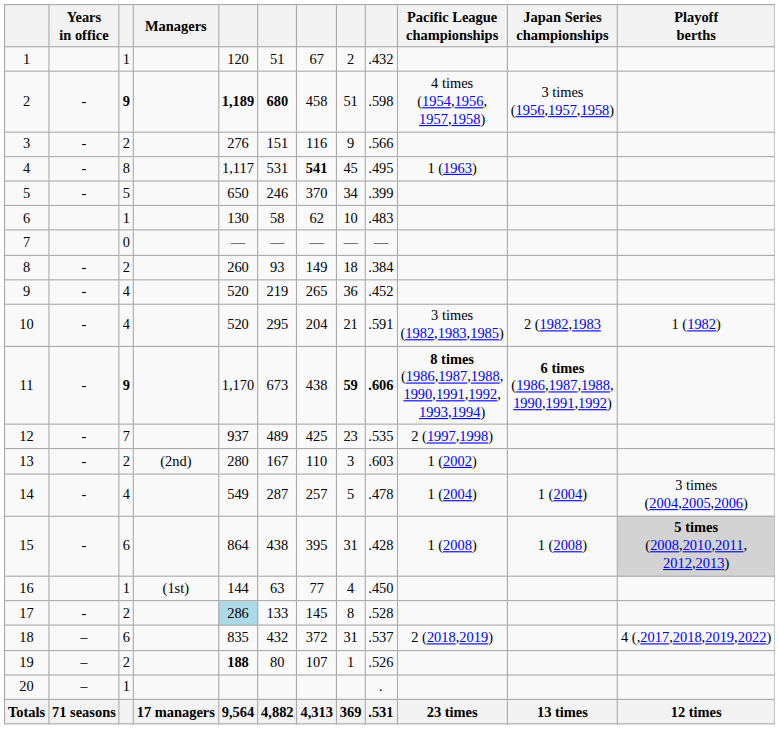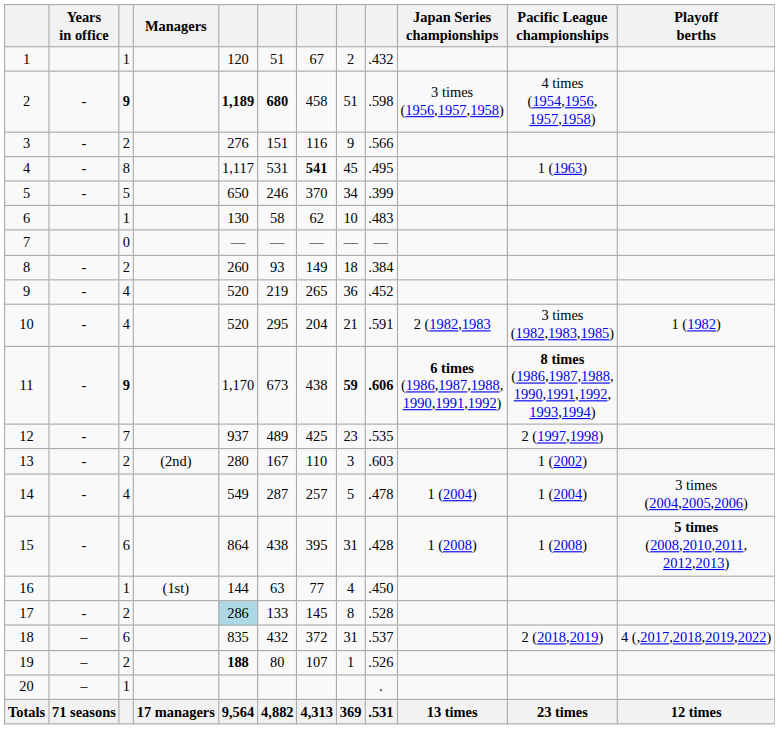columns swapped: (452, 25) <-> (562, 25)
(696, 546) lightgrey background -> (696, 546) no background
